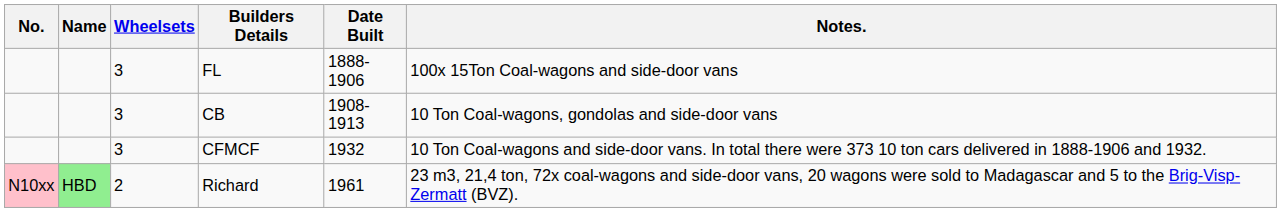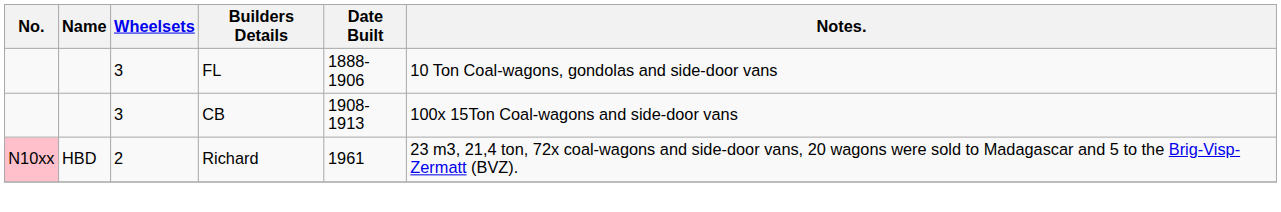(574, 70) 100x 15Ton Coal-wagons and side-door vans -> (594, 70) 10 Ton Coal-wagons, gondolas and side-door vans
(594, 115) 10 Ton Coal-wagons, gondolas and side-door vans -> (574, 115) 100x 15Ton Coal-wagons and side-door vans
- row: (231, 150)
(79, 185) lightgreen background -> (79, 159) no background
